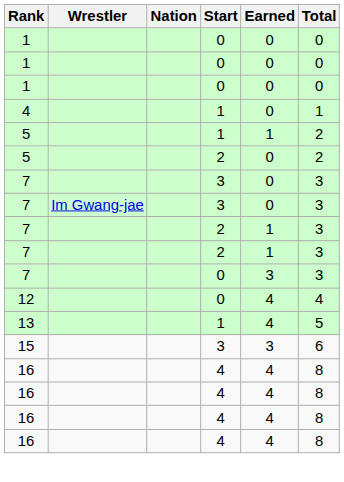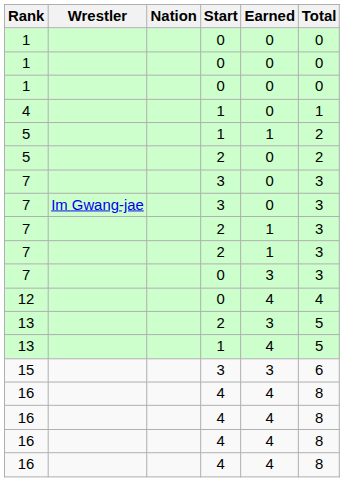+ row: (26, 323)
